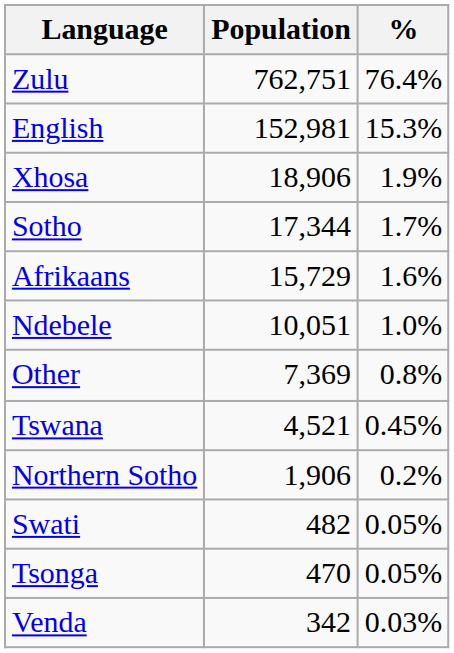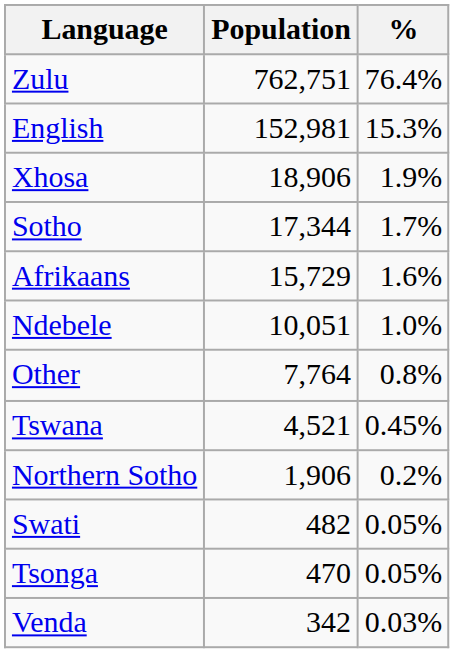(317, 374) 7,369 -> (317, 374) 7,764
